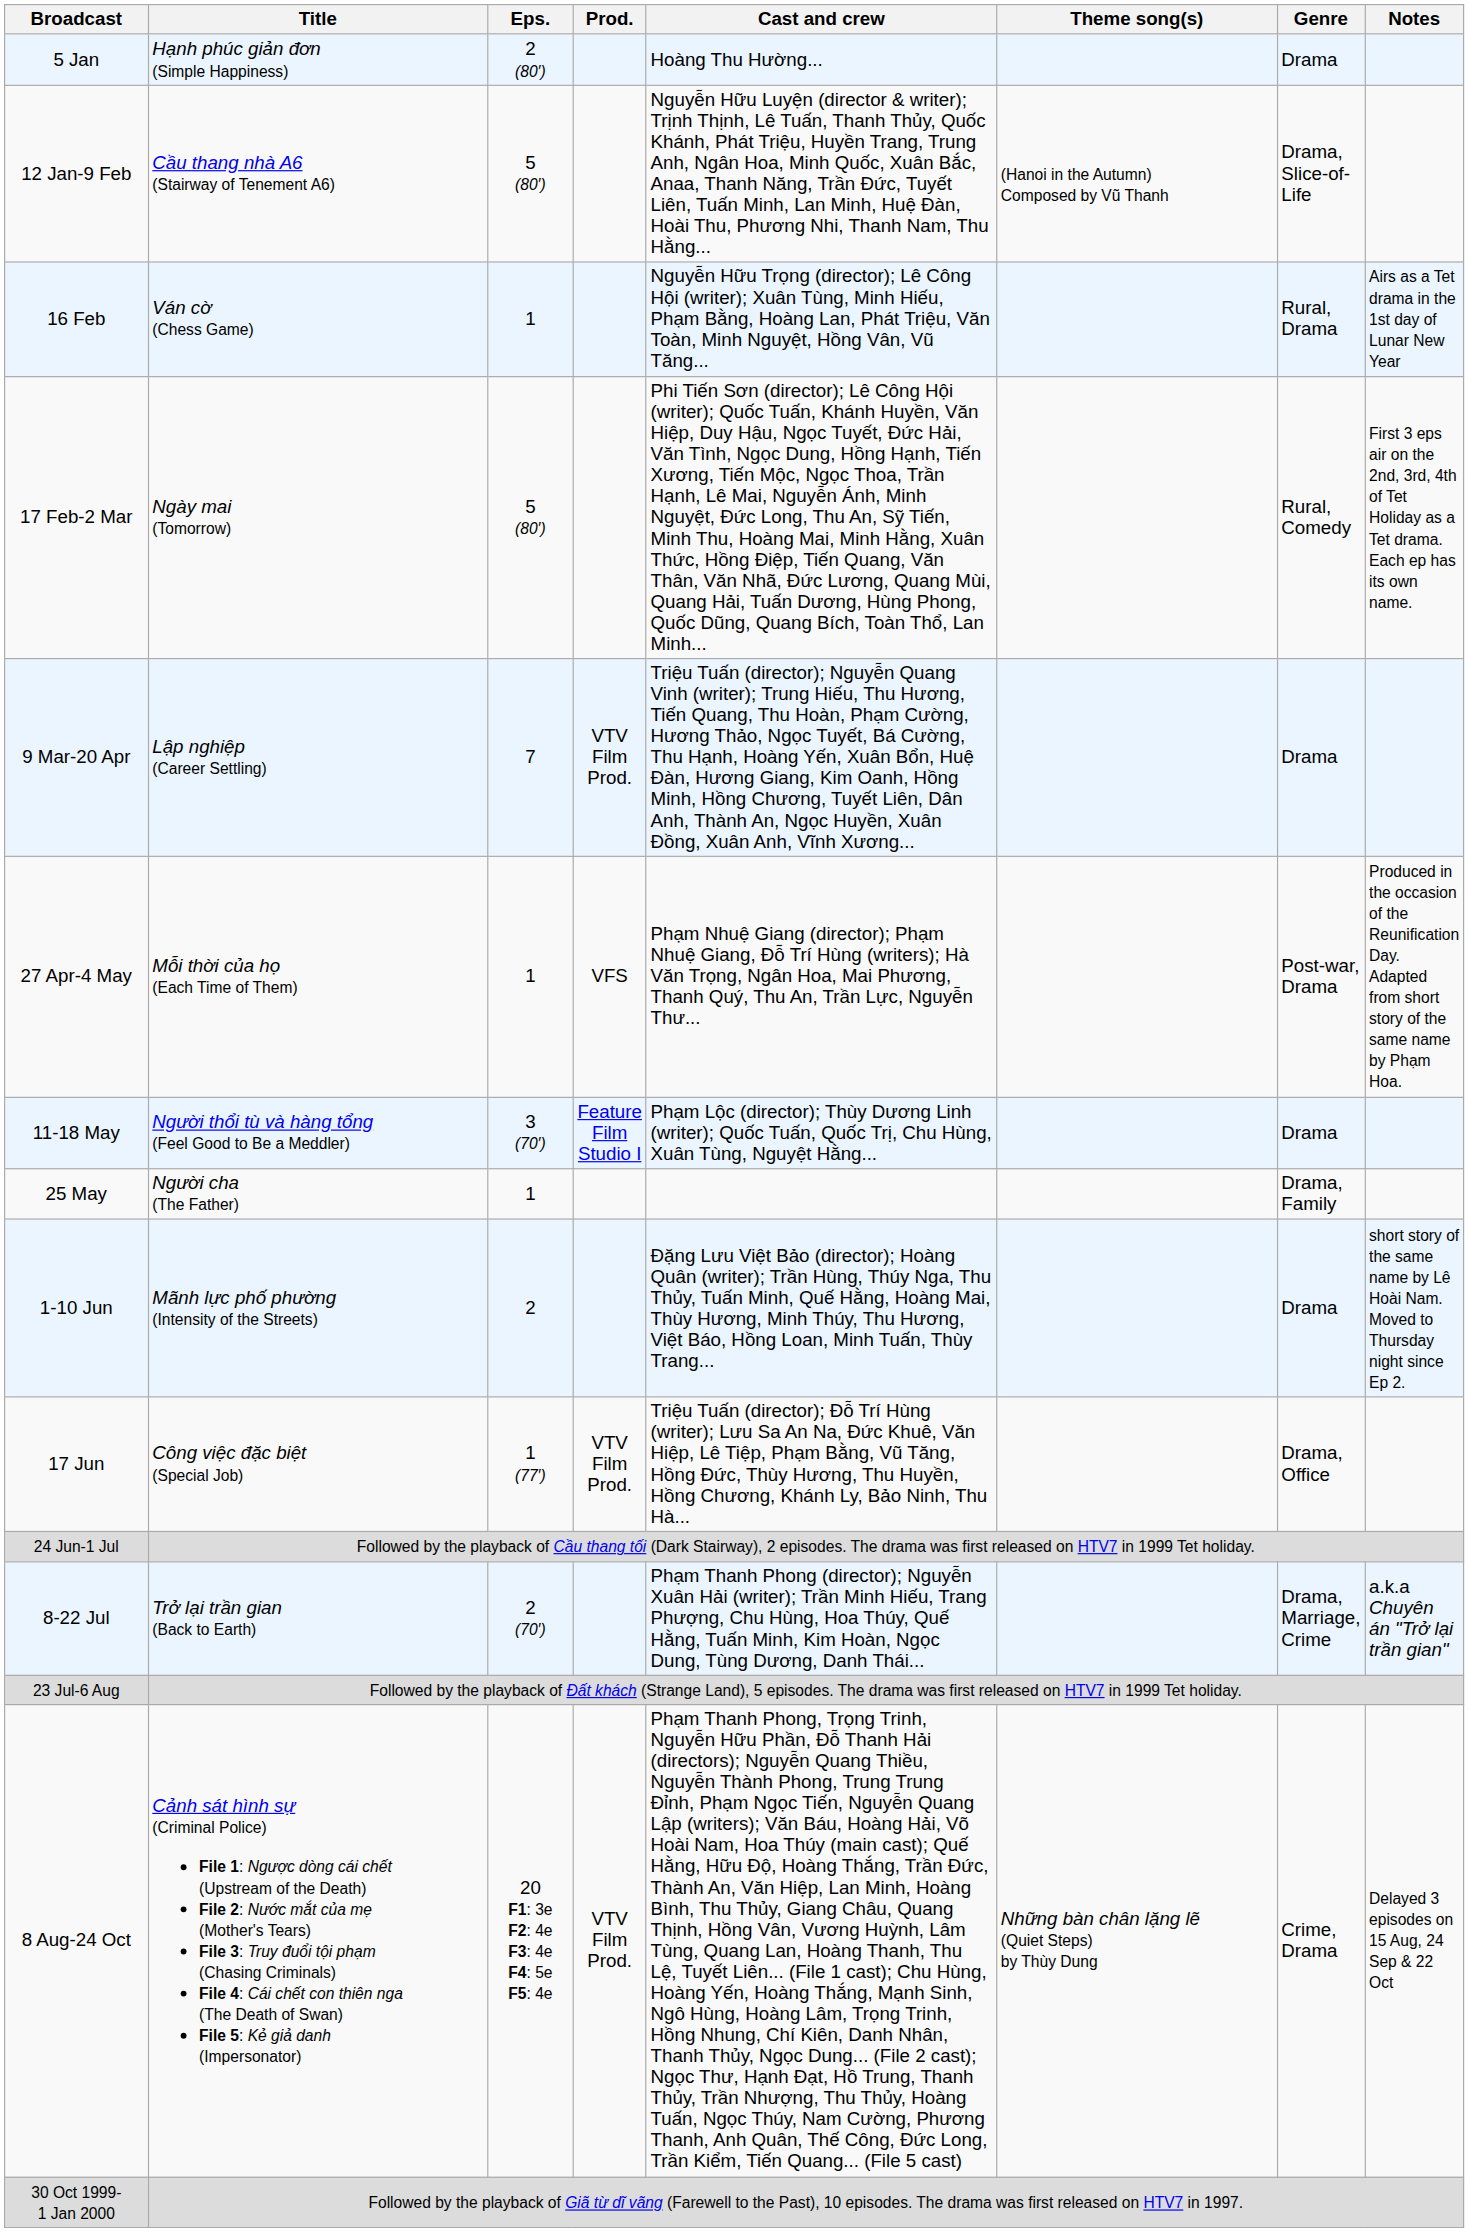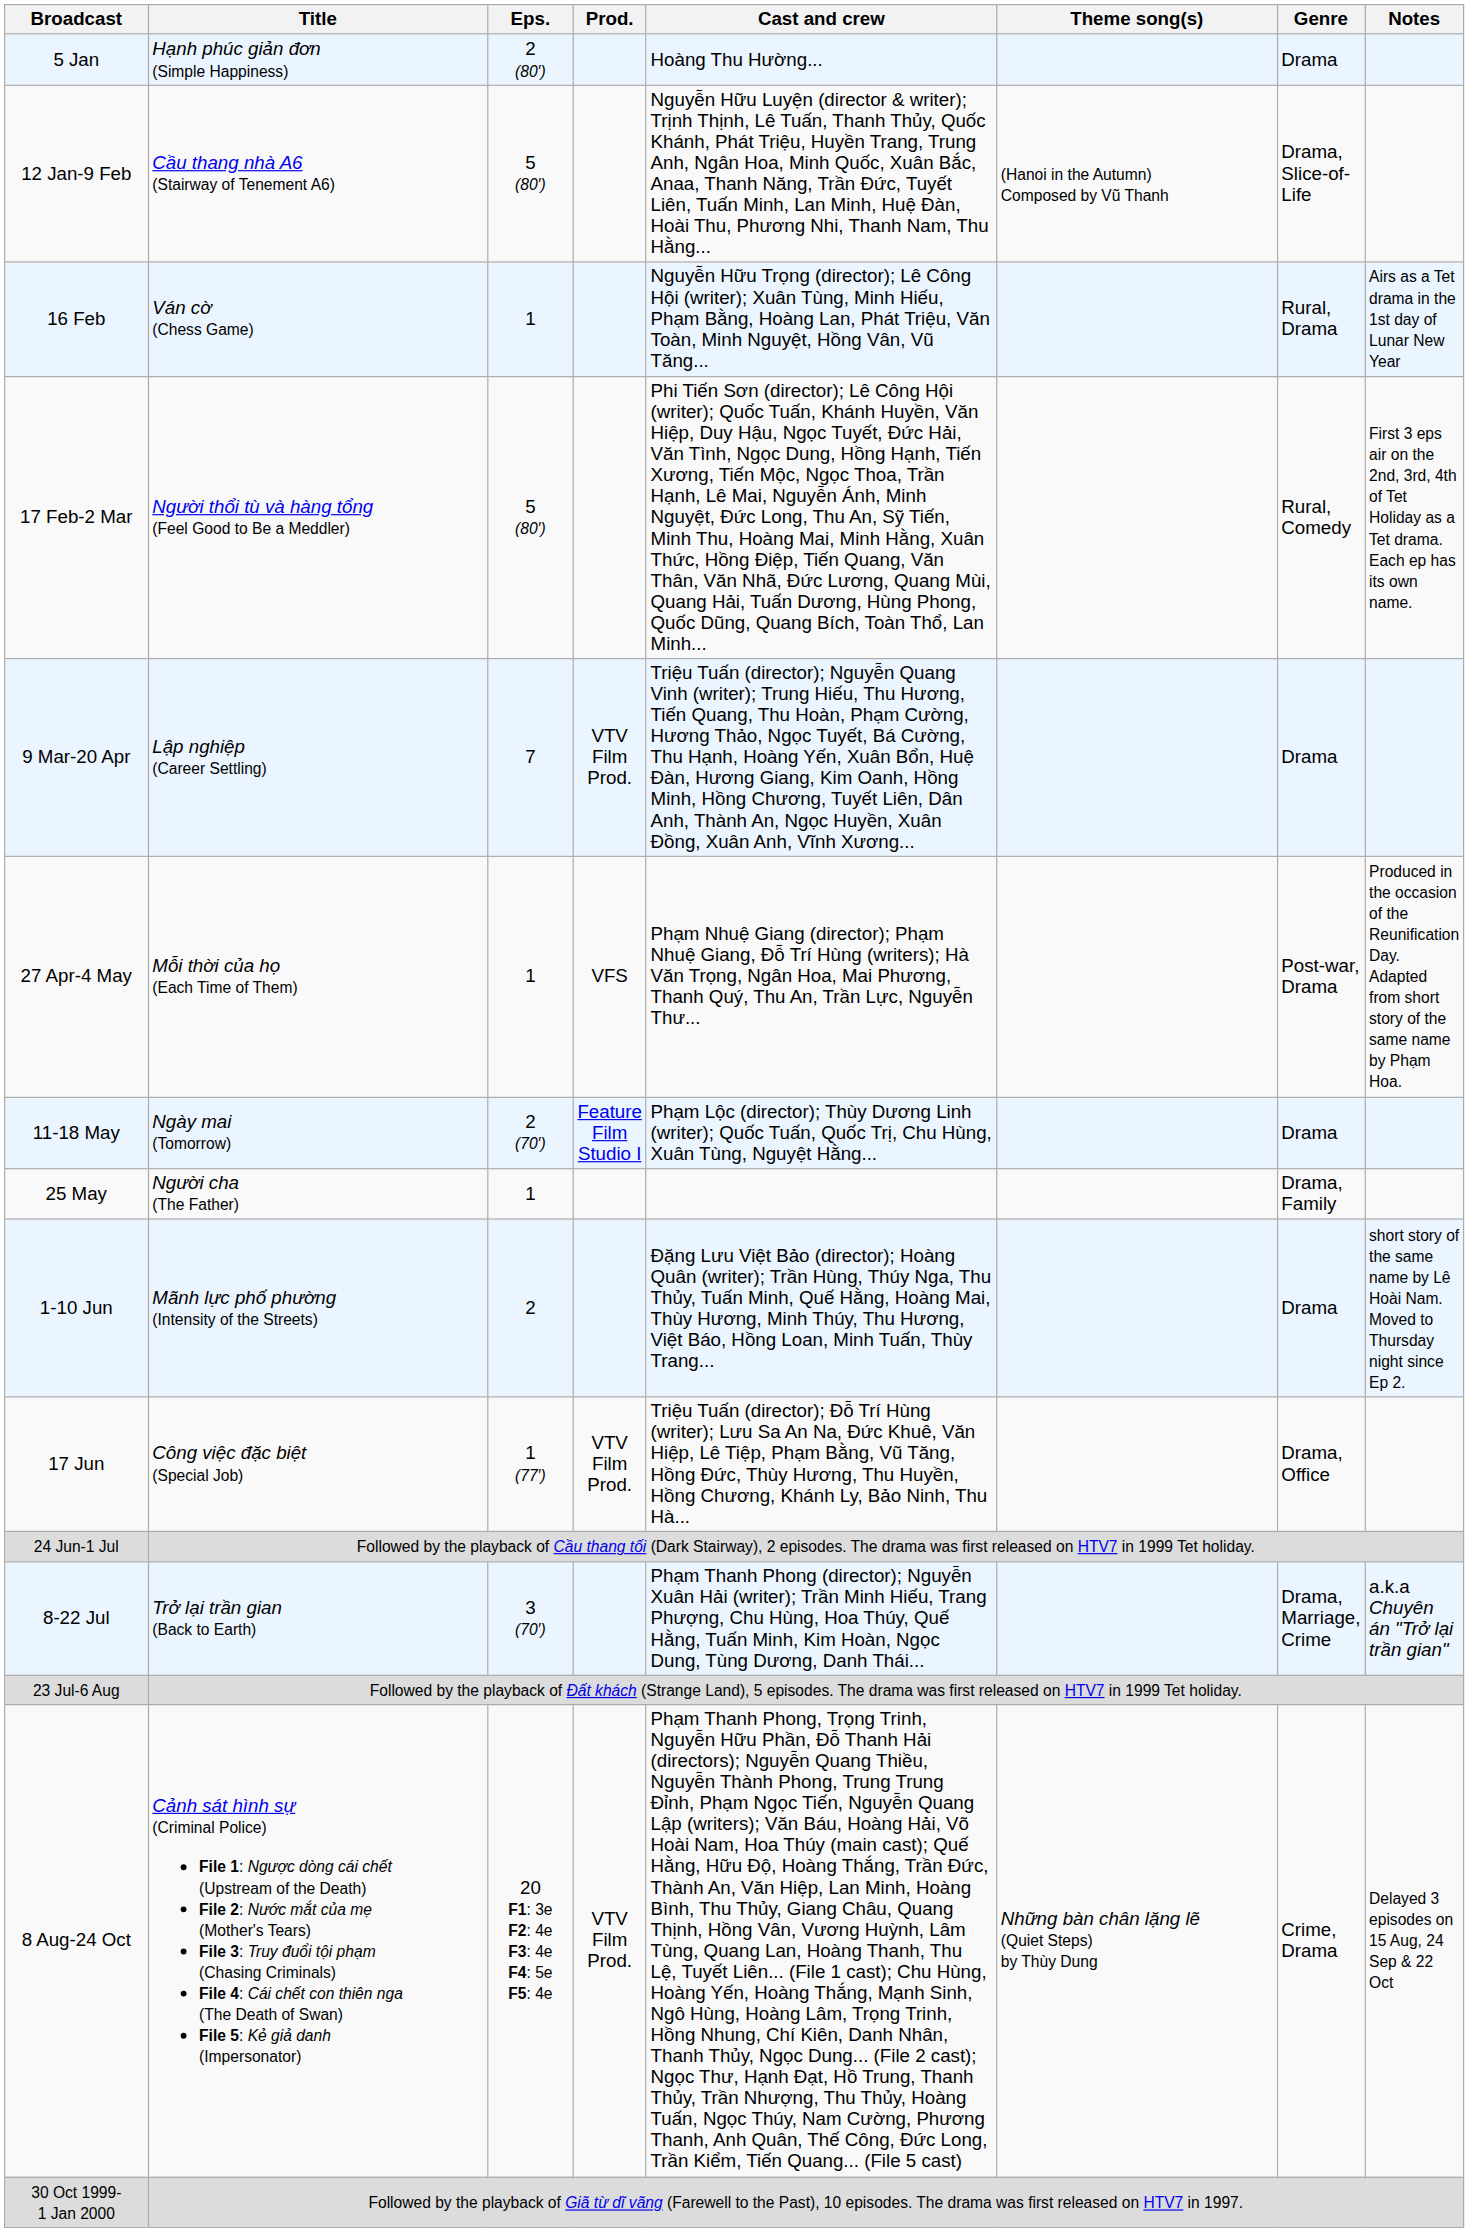(192, 517) Ngày mai (Tomorrow) -> (263, 517) Người thổi tù và hàng tổng (Feel Good to Be a Meddler)
(263, 1132) Người thổi tù và hàng tổng (Feel Good to Be a Meddler) -> (192, 1132) Ngày mai (Tomorrow)
(530, 1132) 3 (70′) -> (530, 1132) 2 (70′)
(530, 1618) 2 (70′) -> (530, 1618) 3 (70′)
